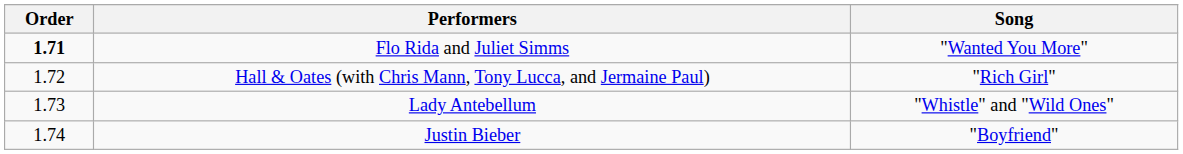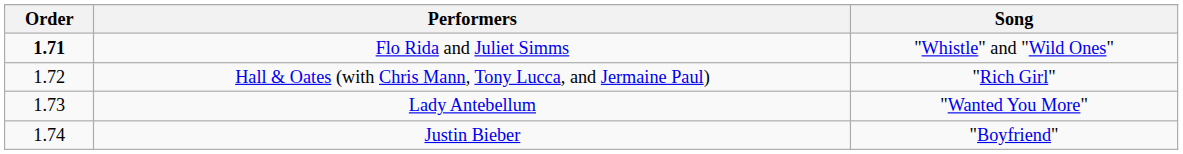(1014, 47) "Wanted You More" -> (1014, 47) "Whistle" and "Wild Ones"
(1014, 105) "Whistle" and "Wild Ones" -> (1014, 105) "Wanted You More"
